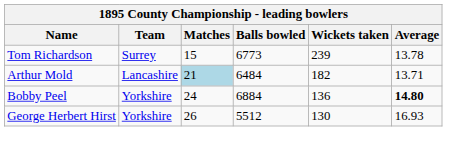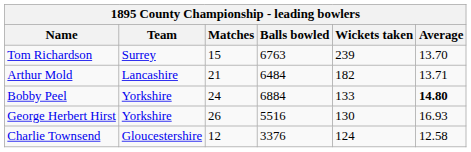(249, 55) 6773 -> (273, 55) 6763
(409, 55) 13.78 -> (433, 55) 13.70
(190, 75) lightblue background -> (214, 75) no background
(321, 95) 136 -> (345, 95) 133
(249, 116) 5512 -> (273, 116) 5516
+ row: (54, 136)
